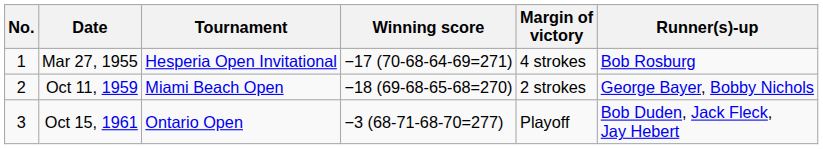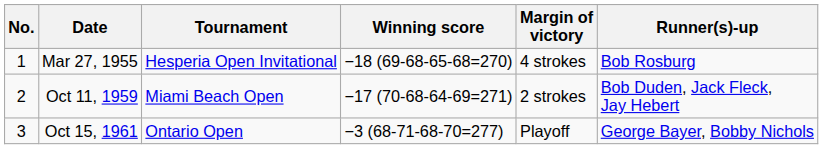(428, 62) −17 (70-68-64-69=271) -> (428, 62) −18 (69-68-65-68=270)
(428, 87) −18 (69-68-65-68=270) -> (428, 96) −17 (70-68-64-69=271)
(707, 87) George Bayer, Bobby Nichols -> (687, 96) Bob Duden, Jack Fleck, Jay Hebert
(687, 122) Bob Duden, Jack Fleck, Jay Hebert -> (707, 131) George Bayer, Bobby Nichols
